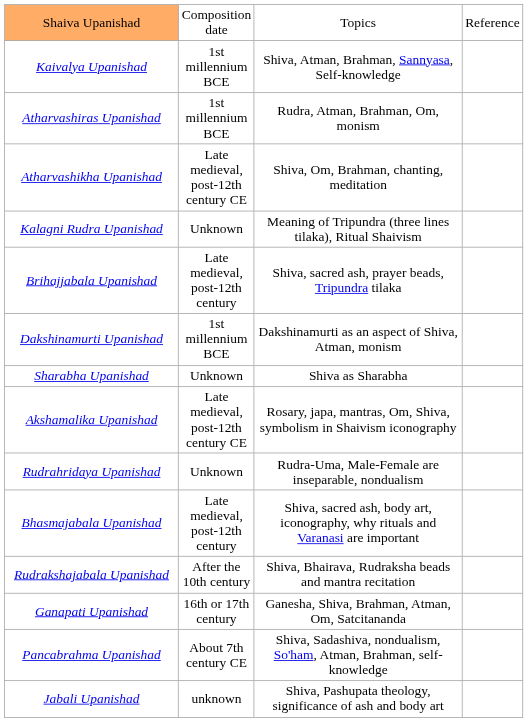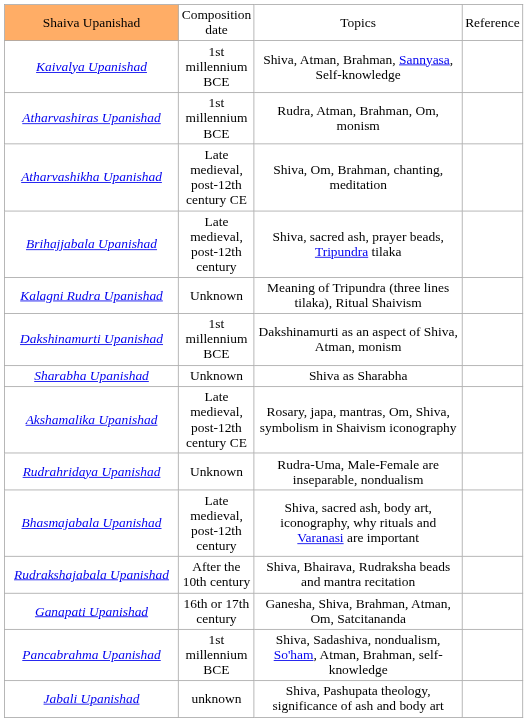rows swapped: (92, 280) <-> (92, 228)
(216, 655) About 7th century CE -> (216, 655) 1st millennium BCE
